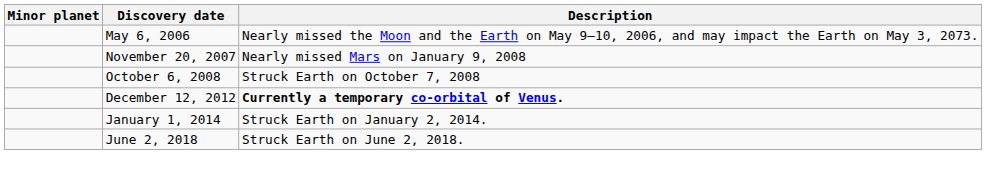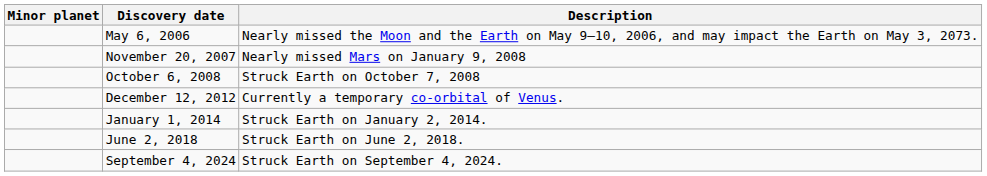(403, 98) bold -> (403, 98) normal
+ row: (171, 160)
